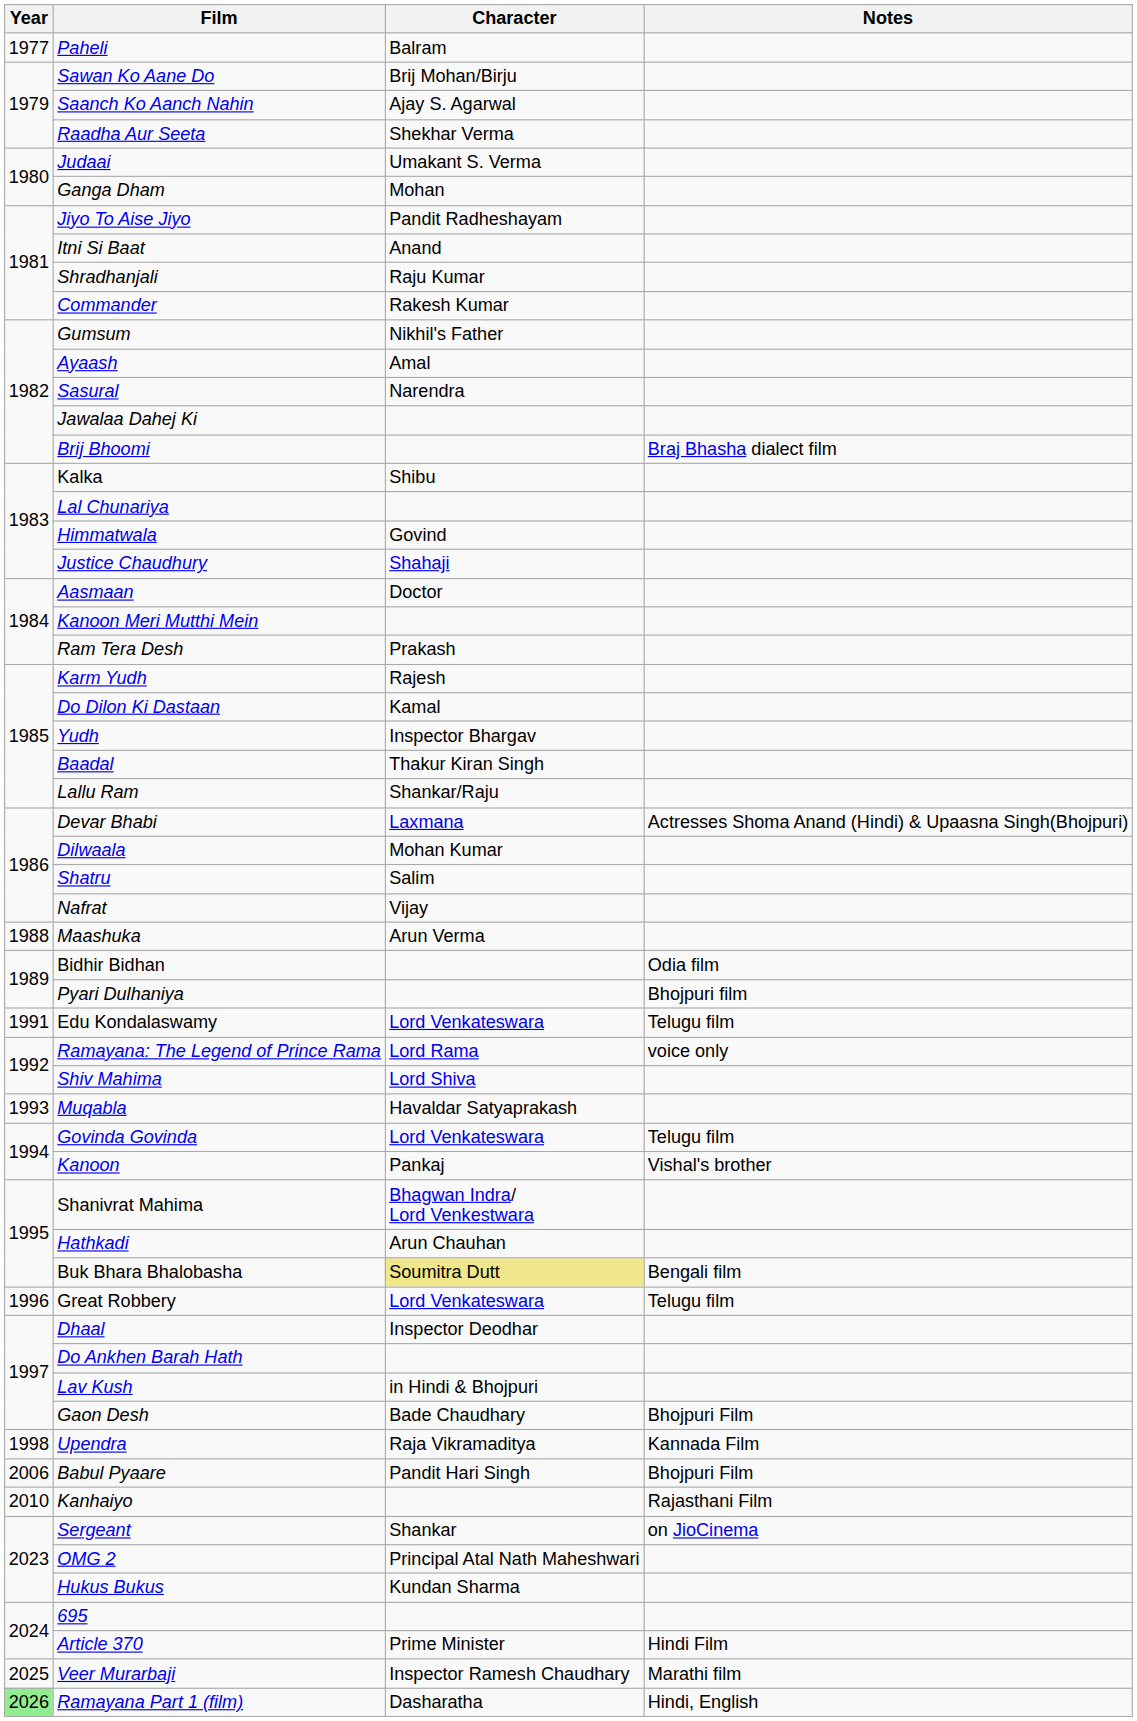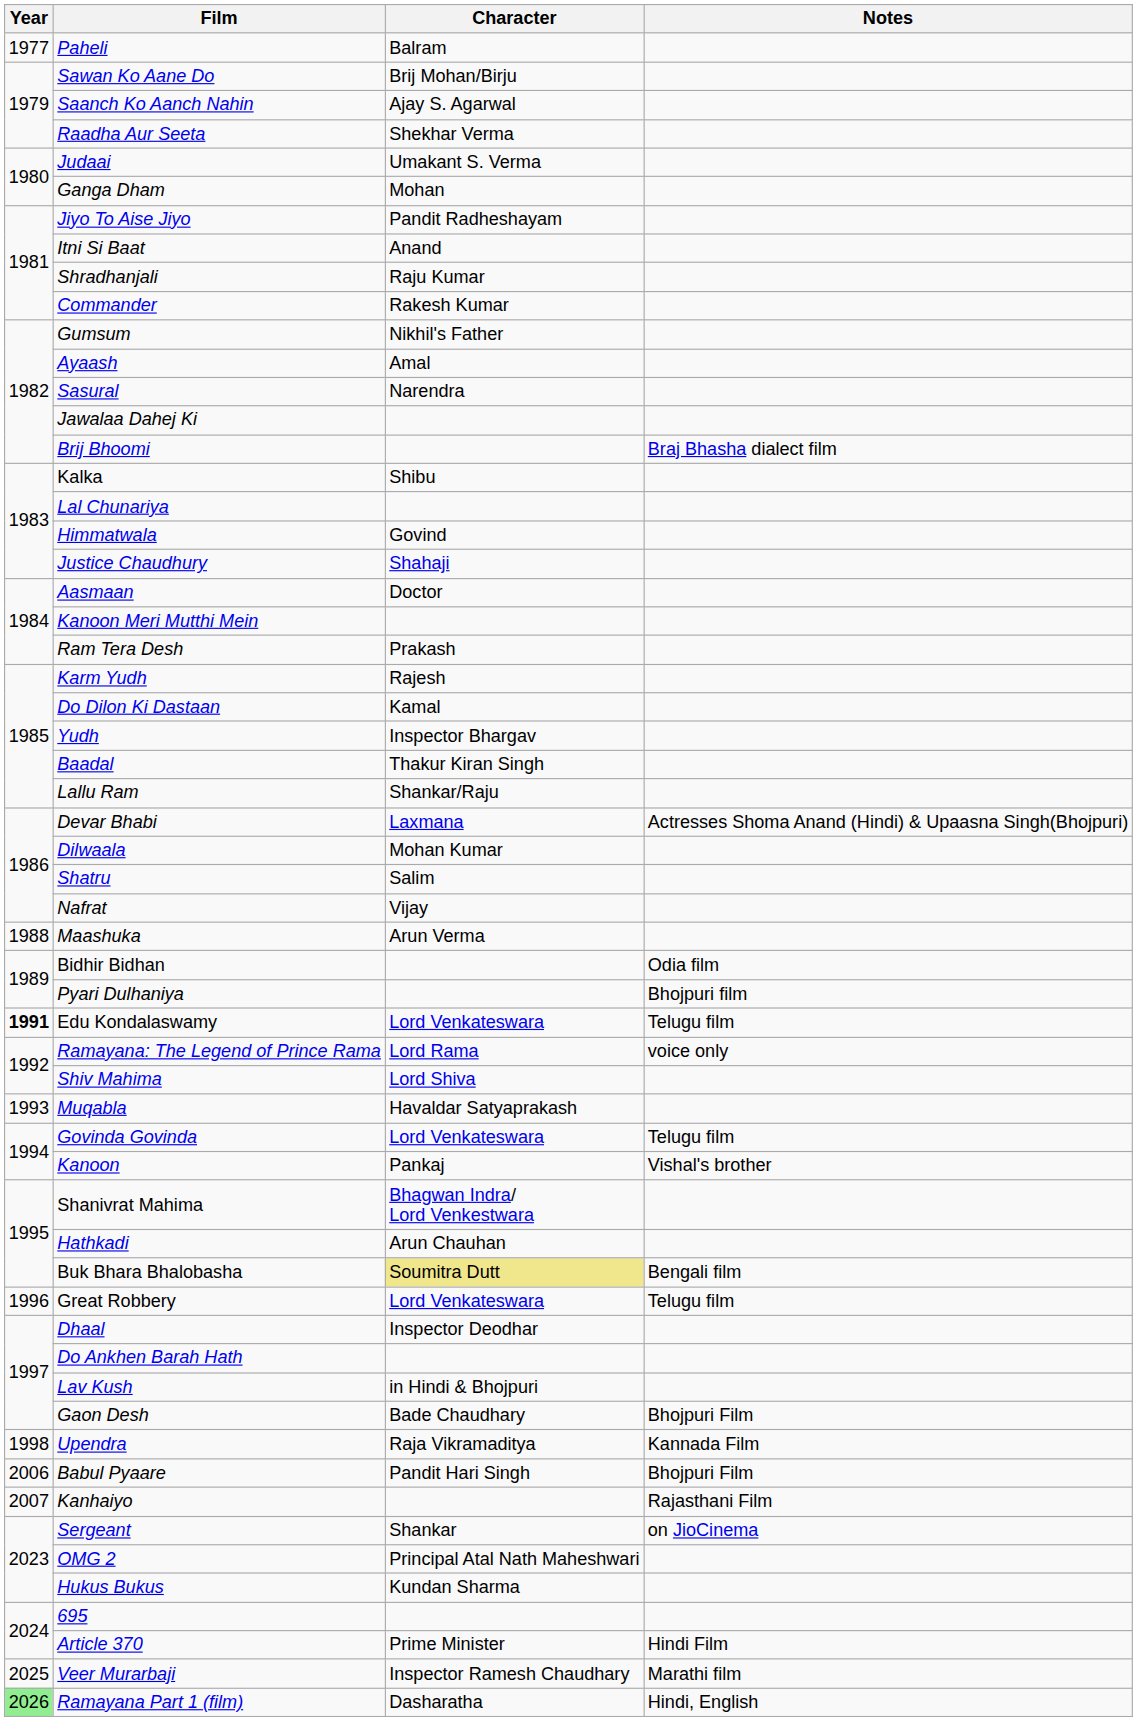(29, 1022) normal -> (29, 1022) bold
(29, 1501) 2010 -> (29, 1501) 2007
